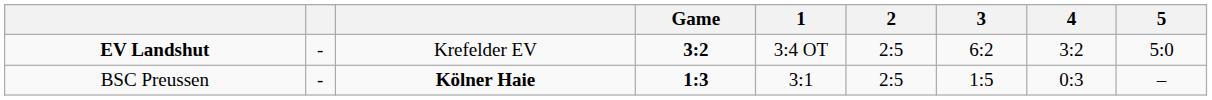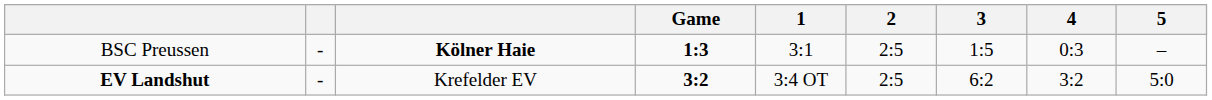rows swapped: (155, 79) <-> (155, 49)
